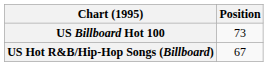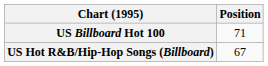(240, 33) 73 -> (240, 33) 71
